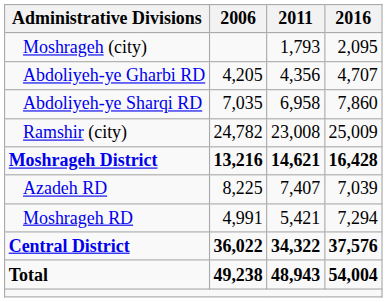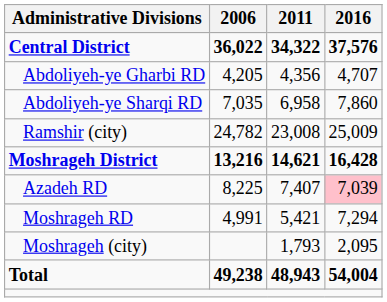rows swapped: (69, 246) <-> (85, 47)
(358, 189) no background -> (358, 189) pink background
